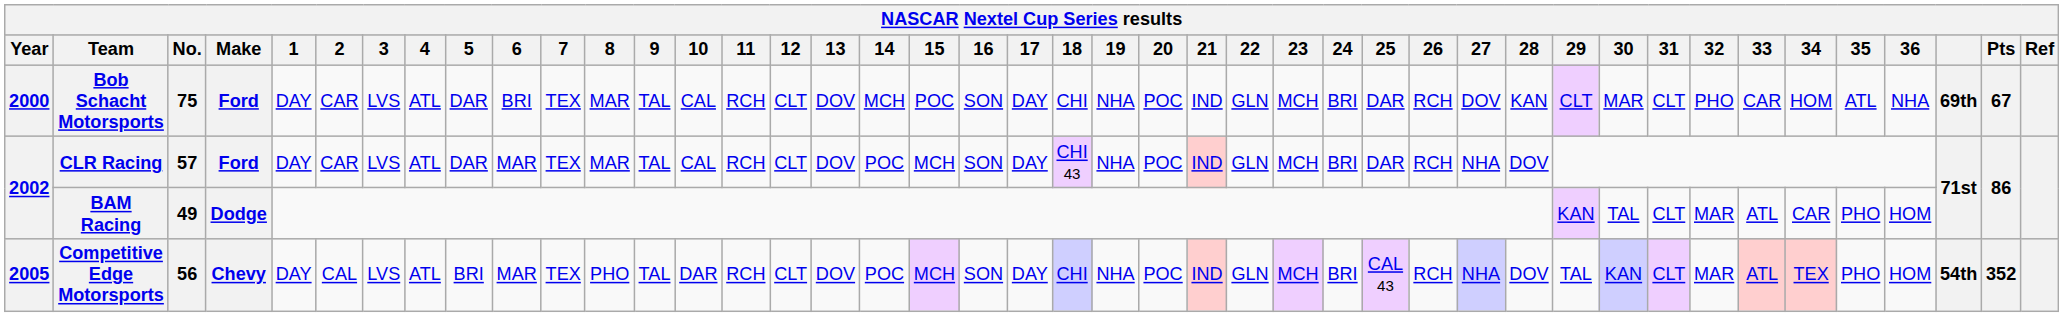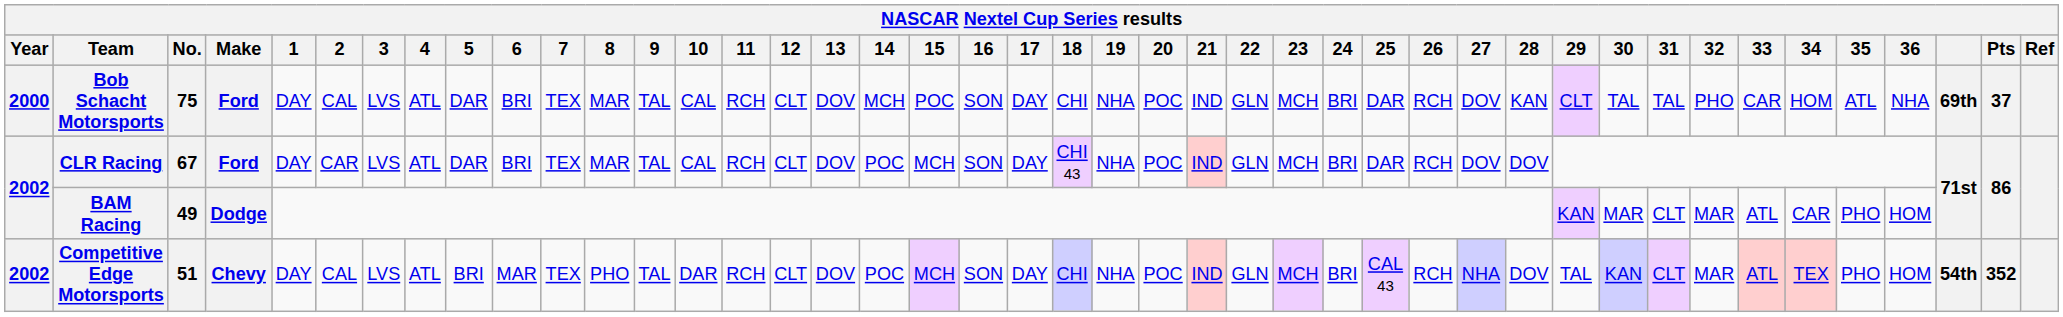(339, 101) CAR -> (339, 101) CAL
(1624, 101) MAR -> (1623, 101) TAL
(1669, 101) CLT -> (1669, 101) TAL
(2001, 101) 67 -> (2001, 101) 37
(187, 162) 57 -> (187, 162) 67
(517, 162) MAR -> (517, 162) BRI
(1481, 162) NHA -> (1481, 162) DOV
(1623, 213) TAL -> (1624, 213) MAR
(29, 275) 2005 -> (29, 275) 2002
(187, 275) 56 -> (187, 275) 51
